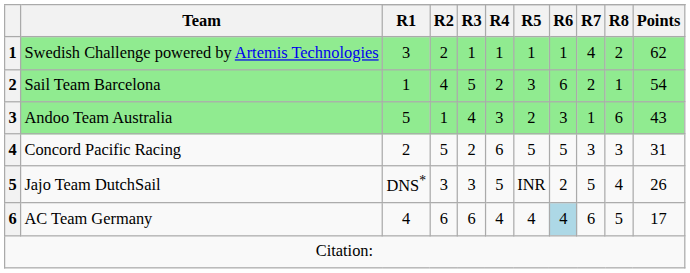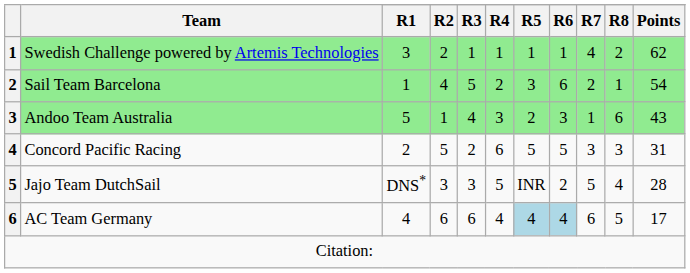(659, 184) 26 -> (659, 184) 28
(531, 219) no background -> (531, 219) lightblue background
